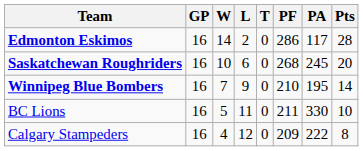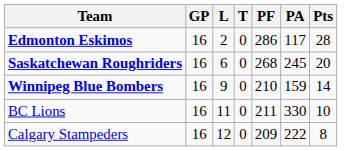- column: (224, 16)
(317, 87) 195 -> (295, 87) 159
